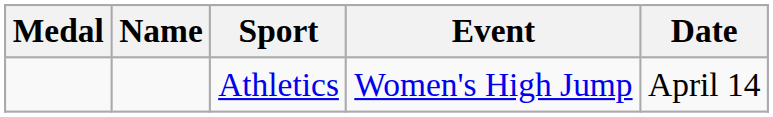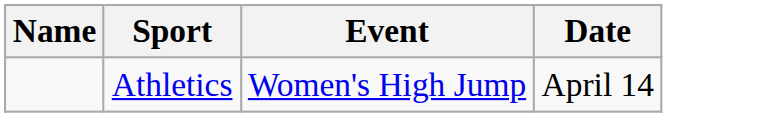- column: (58, 31)
